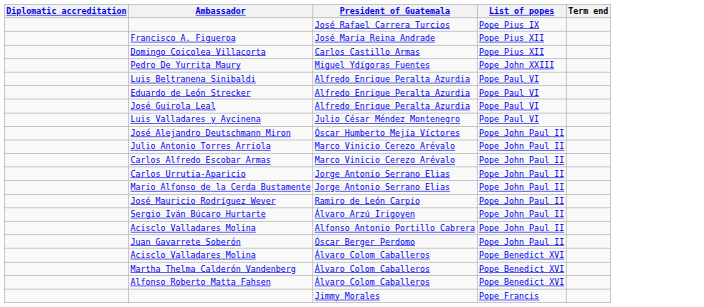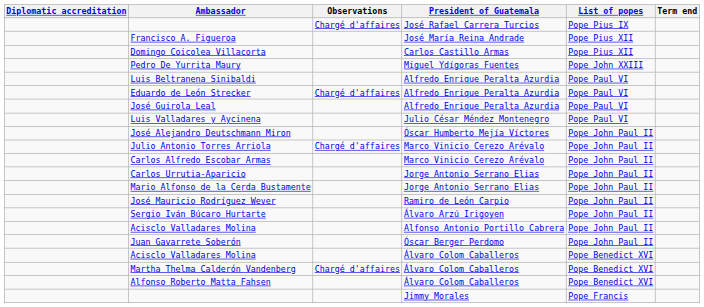+ column: (357, 11)
